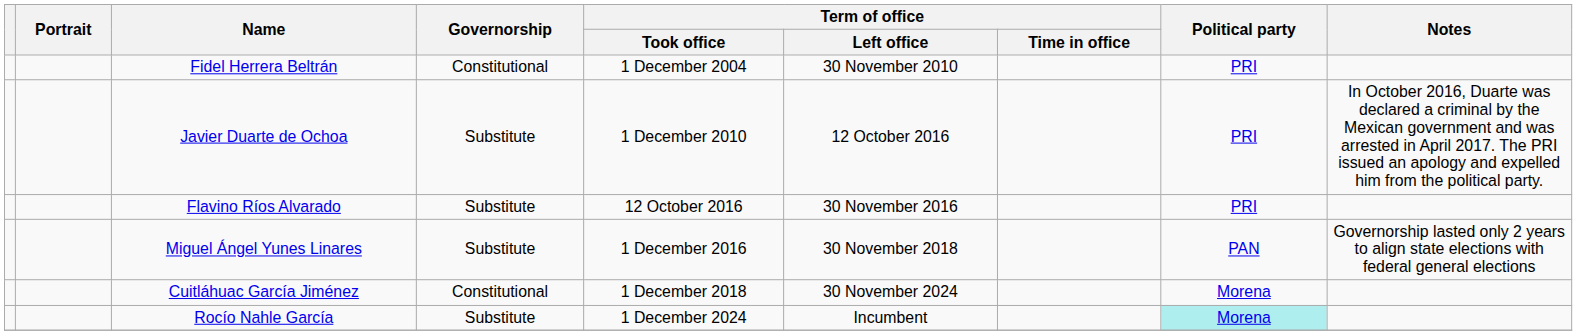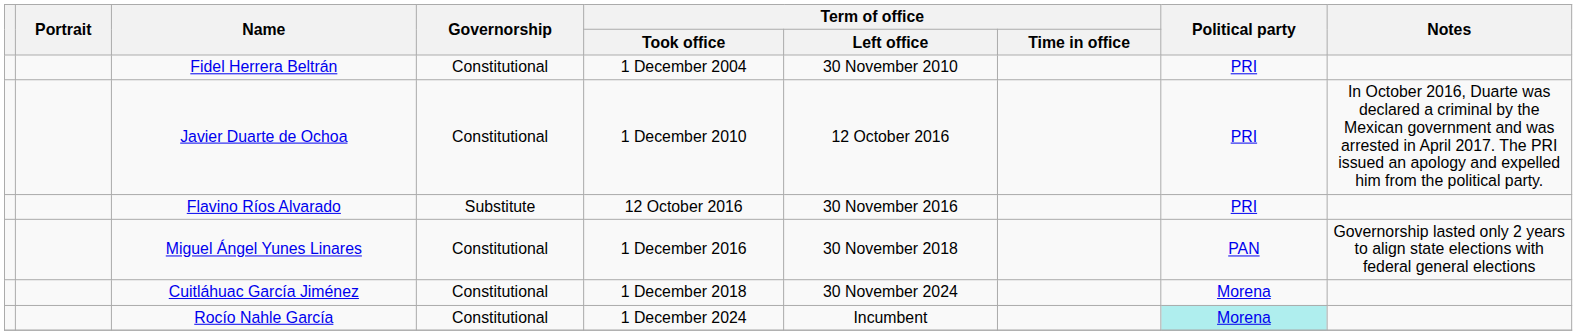(500, 136) Substitute -> (500, 136) Constitutional
(500, 249) Substitute -> (500, 249) Constitutional
(500, 317) Substitute -> (500, 317) Constitutional
